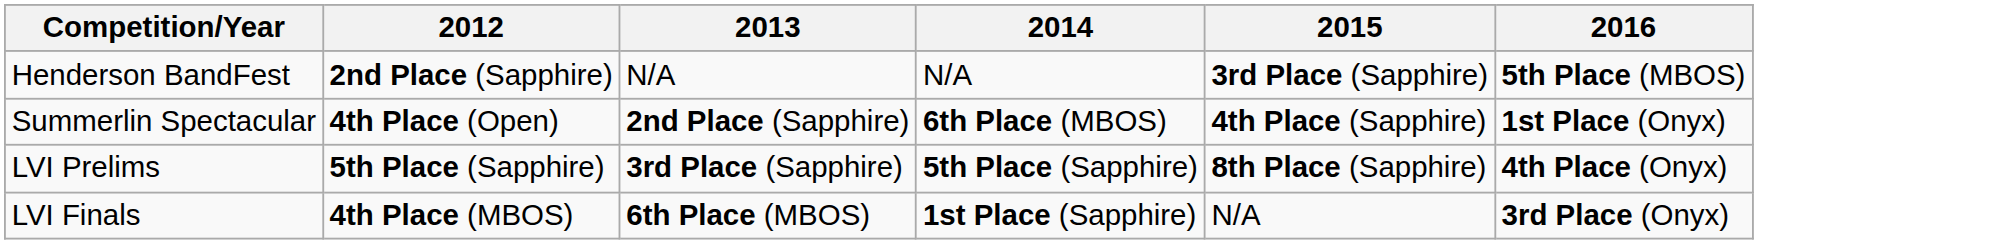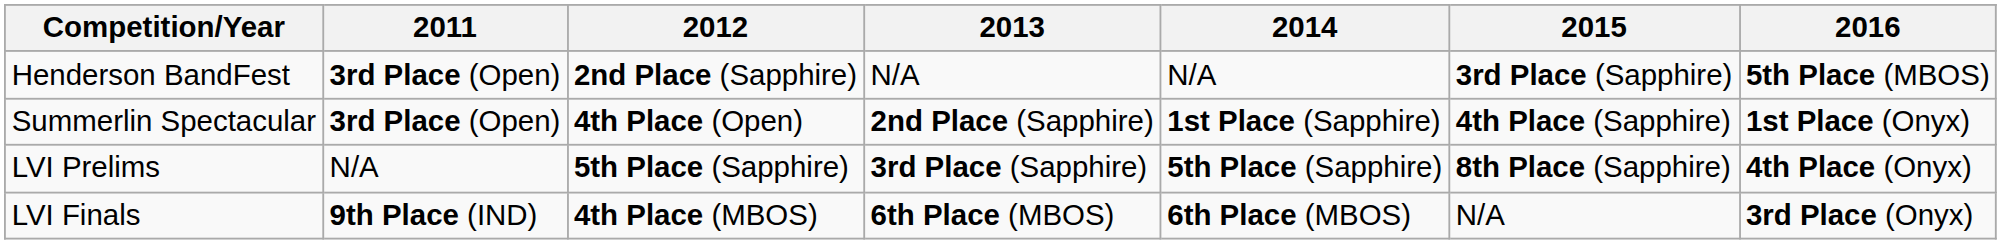+ column: (445, 27)
(1045, 121) 6th Place (MBOS) -> (1304, 121) 1st Place (Sapphire)
(1060, 214) 1st Place (Sapphire) -> (1289, 214) 6th Place (MBOS)
